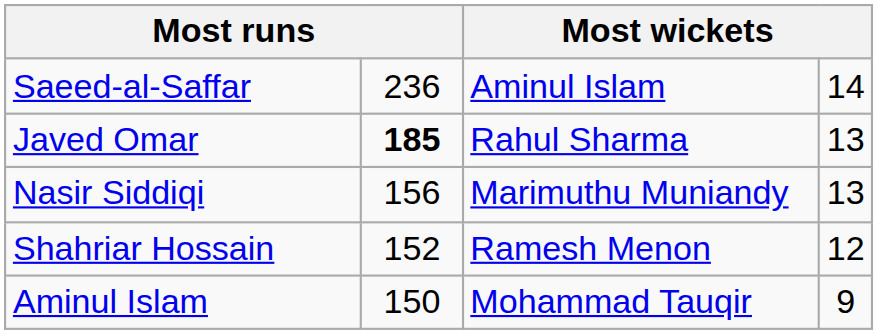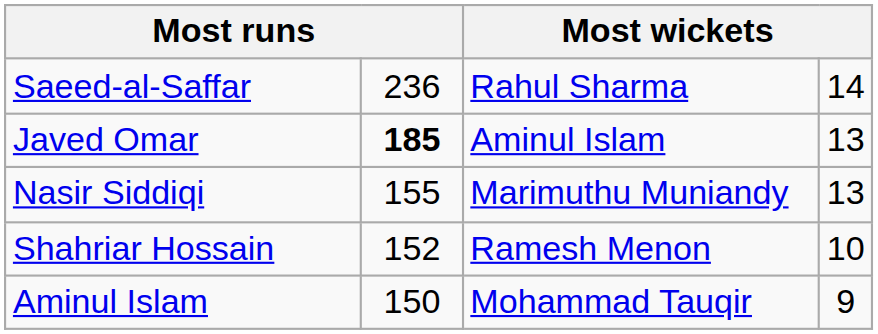(568, 85) Aminul Islam -> (579, 85) Rahul Sharma
(579, 139) Rahul Sharma -> (568, 139) Aminul Islam
(412, 193) 156 -> (412, 193) 155
(846, 247) 12 -> (846, 247) 10
